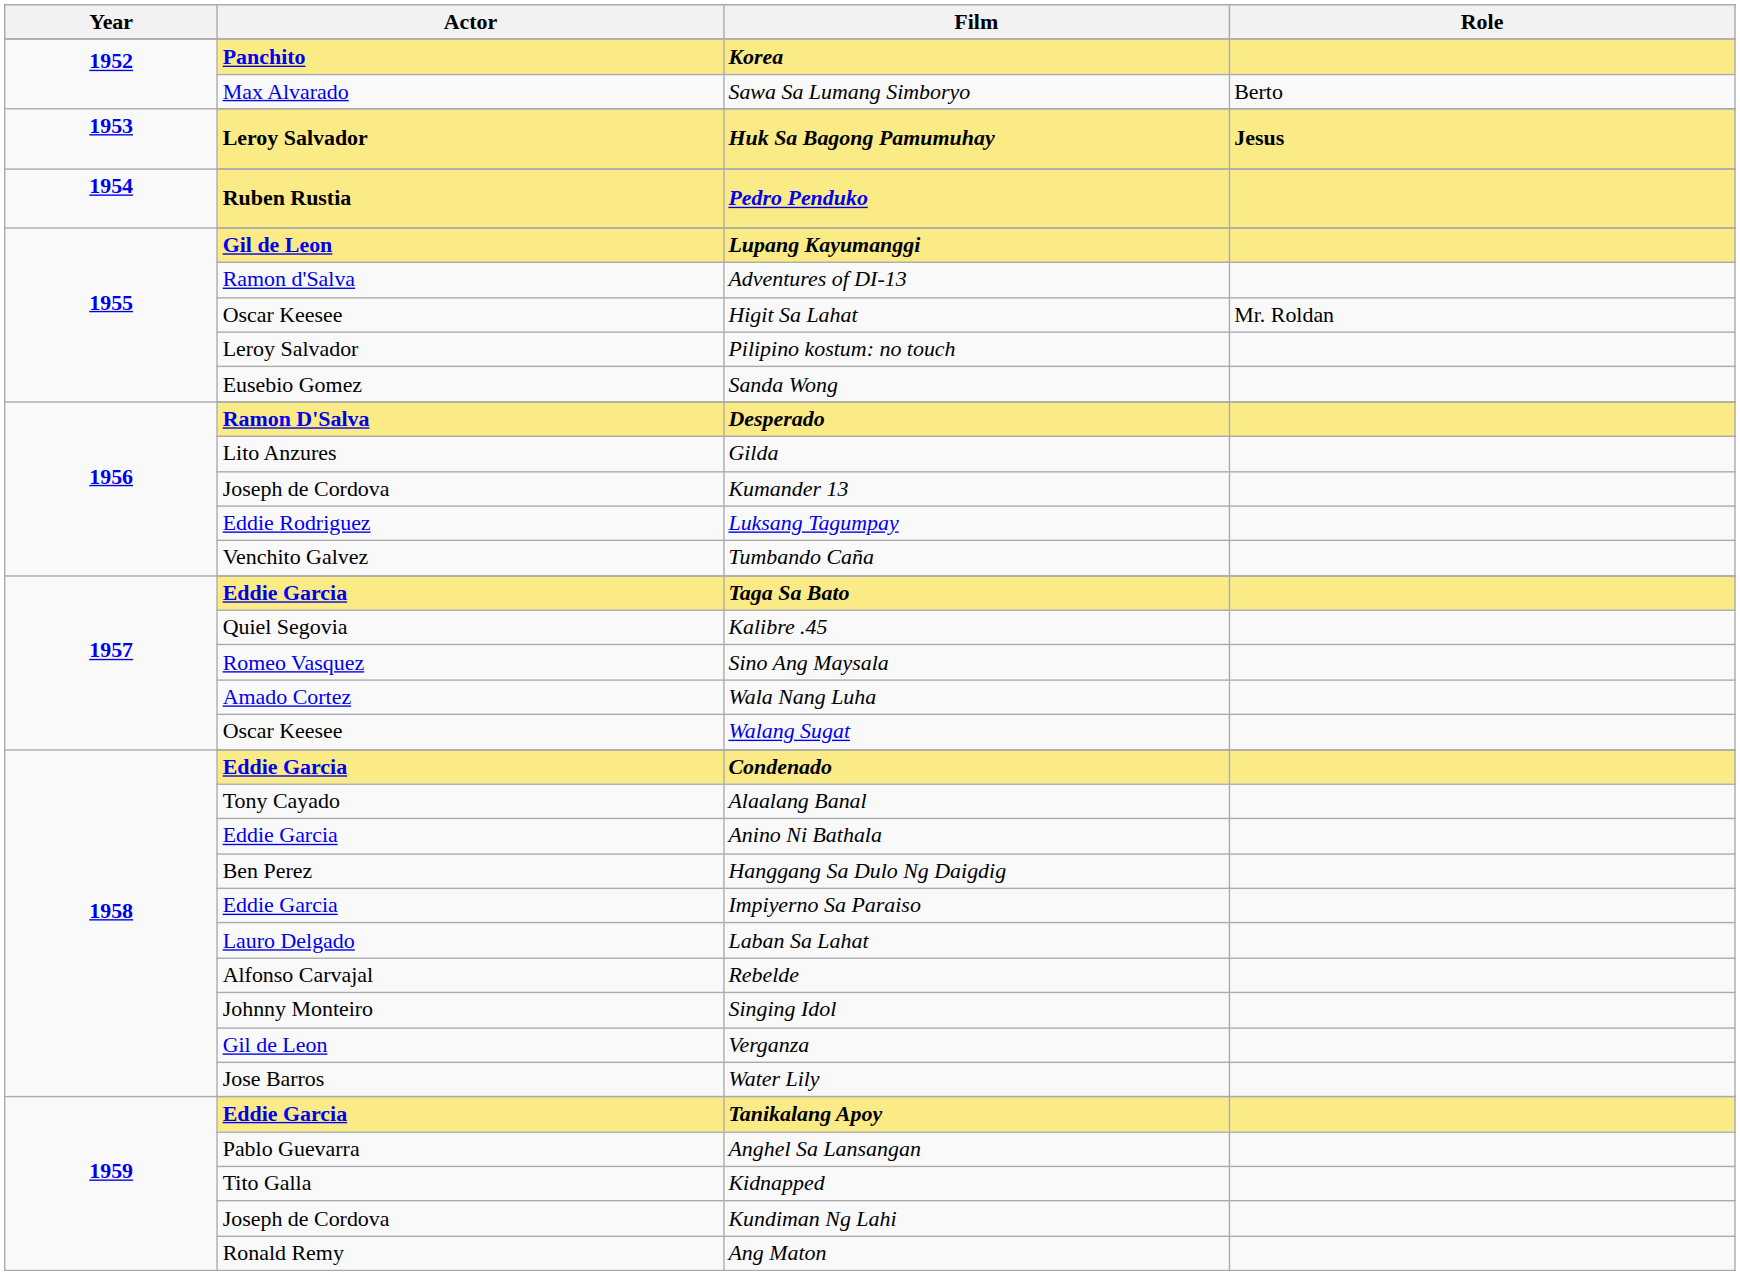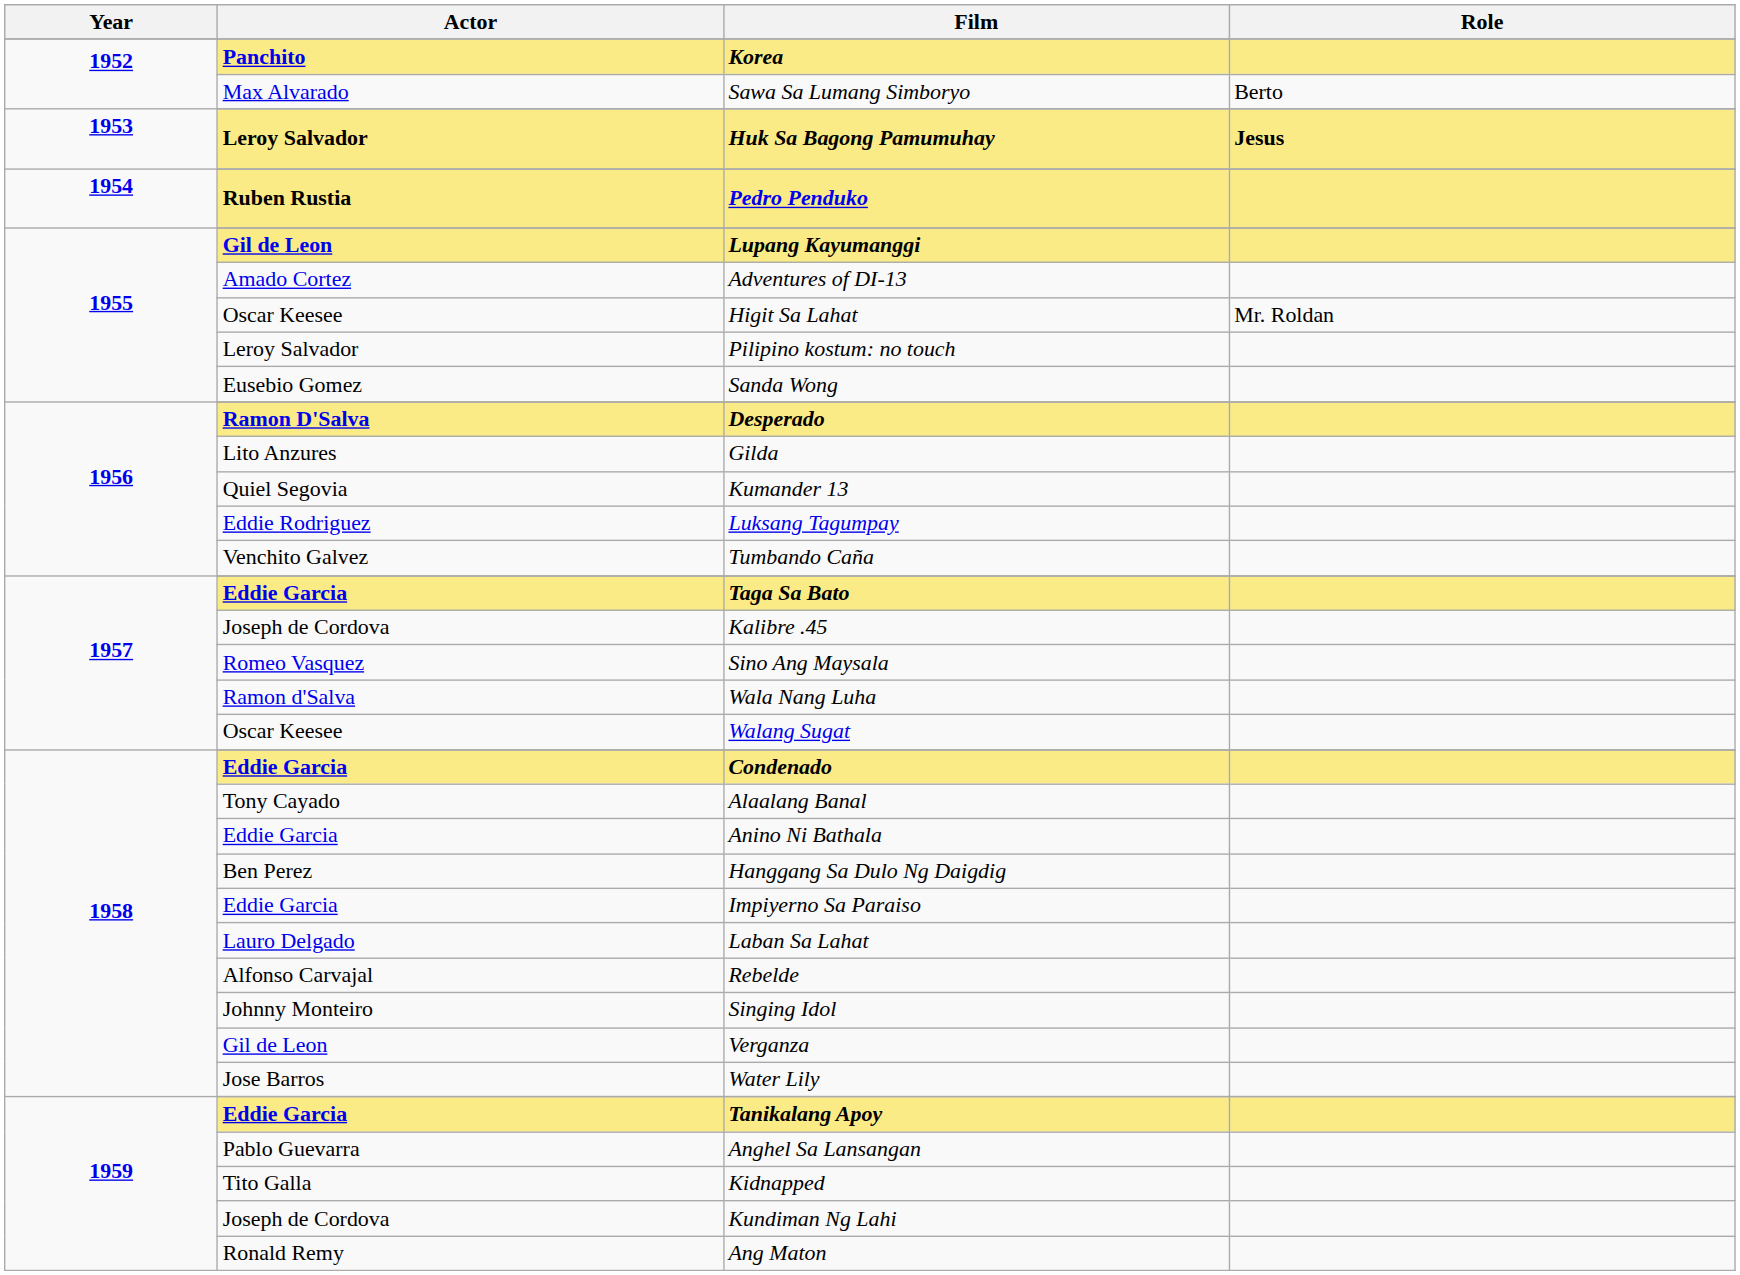(289, 279) Ramon d'Salva -> (287, 279) Amado Cortez
(306, 488) Joseph de Cordova -> (285, 488) Quiel Segovia
(285, 627) Quiel Segovia -> (306, 627) Joseph de Cordova
(287, 696) Amado Cortez -> (289, 696) Ramon d'Salva
